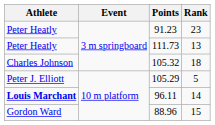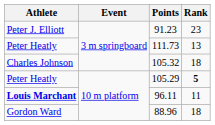(32, 29) Peter Heatly -> (35, 29) Peter J. Elliott
(35, 79) Peter J. Elliott -> (32, 79) Peter Heatly
(196, 79) normal -> (196, 79) bold
(196, 96) 14 -> (196, 96) 11
(196, 112) 15 -> (196, 112) 18
